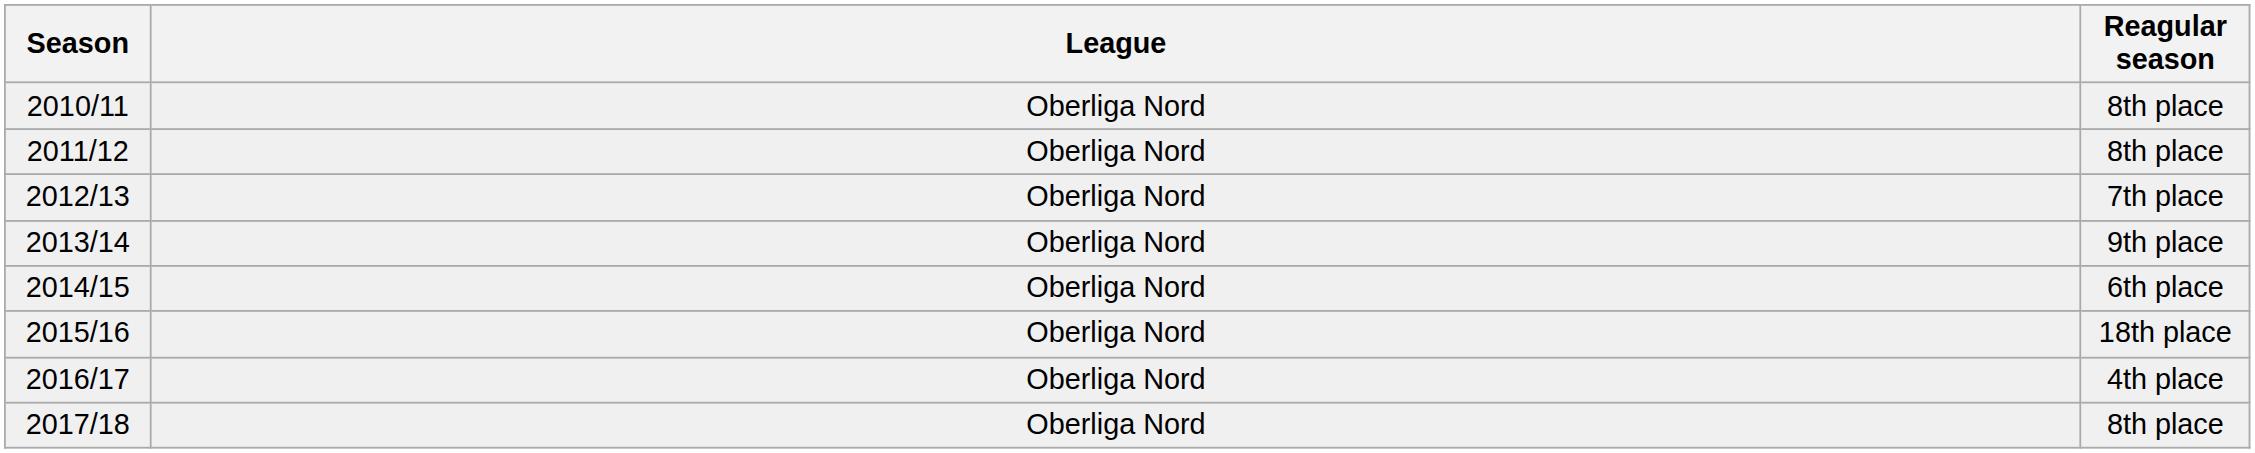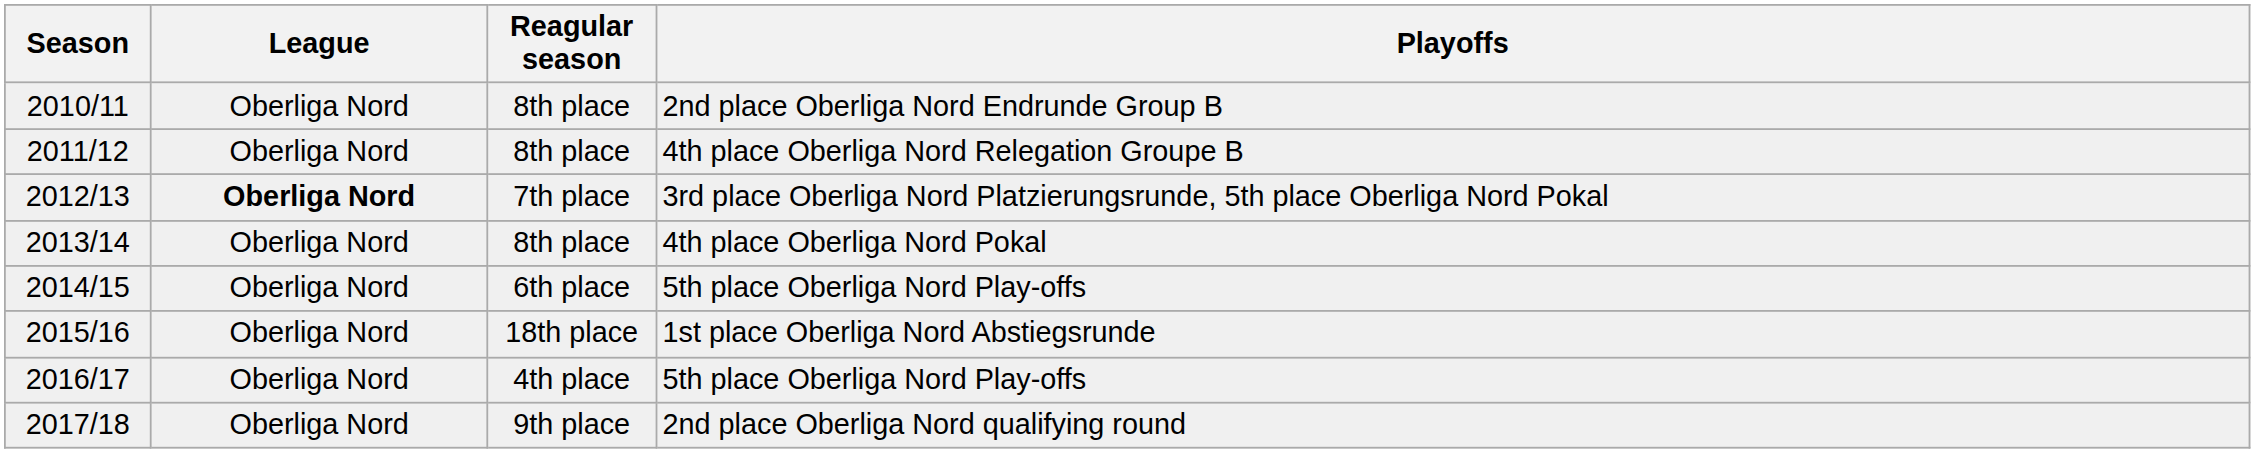+ column: (1453, 43)
(1116, 196) normal -> (319, 196) bold
(2165, 242) 9th place -> (572, 242) 8th place
(2165, 425) 8th place -> (572, 425) 9th place
